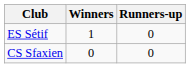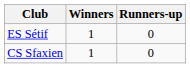(91, 53) 0 -> (91, 53) 1
